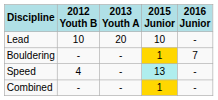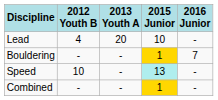(78, 39) 10 -> (78, 39) 4
(78, 71) 4 -> (78, 71) 10
